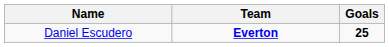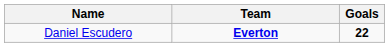(362, 33) 25 -> (362, 33) 22
